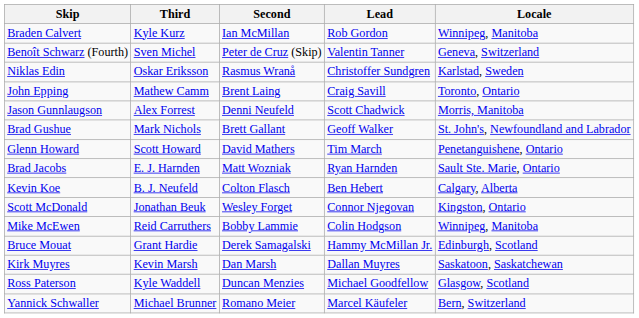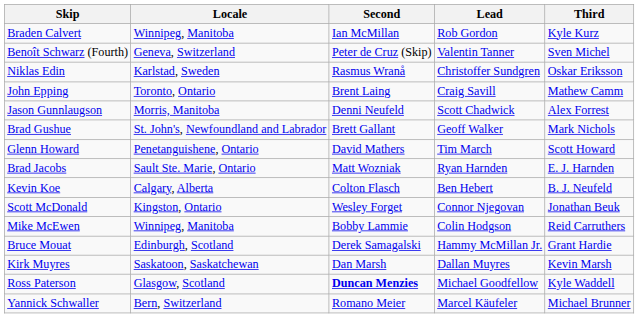columns swapped: (175, 14) <-> (534, 14)
(263, 284) normal -> (375, 284) bold
